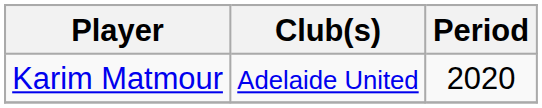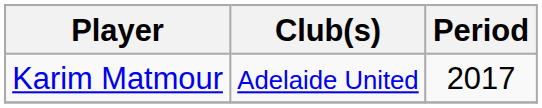(481, 78) 2020 -> (481, 78) 2017
